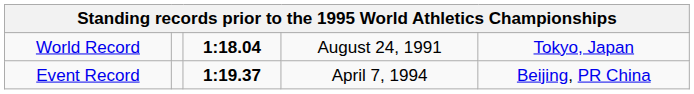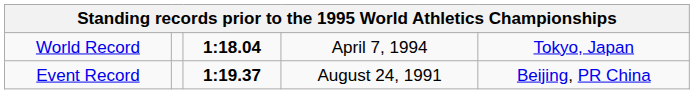(380, 46) August 24, 1991 -> (380, 46) April 7, 1994
(380, 74) April 7, 1994 -> (380, 74) August 24, 1991
